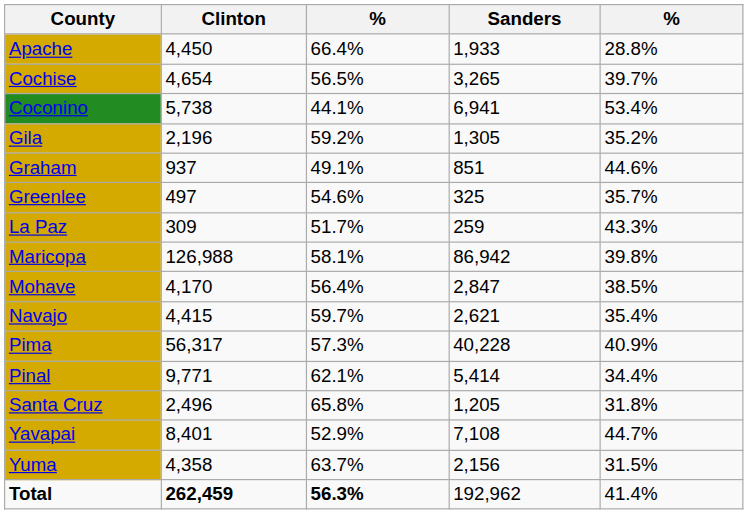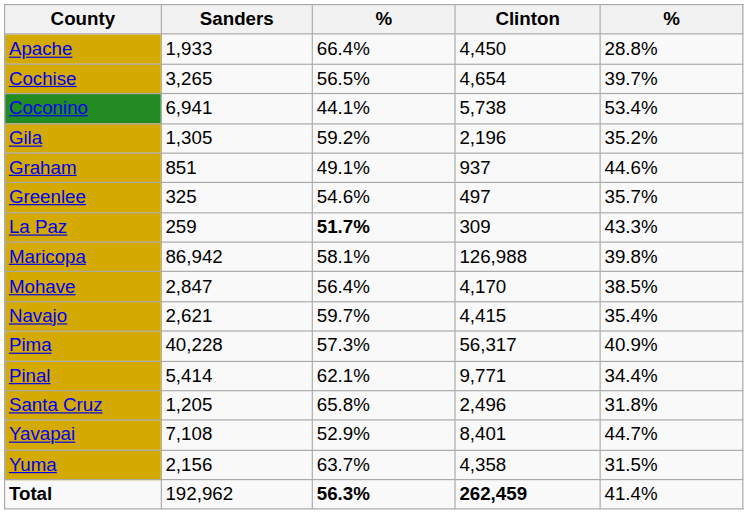columns swapped: (234, 19) <-> (525, 19)
(337, 227) normal -> (343, 227) bold
